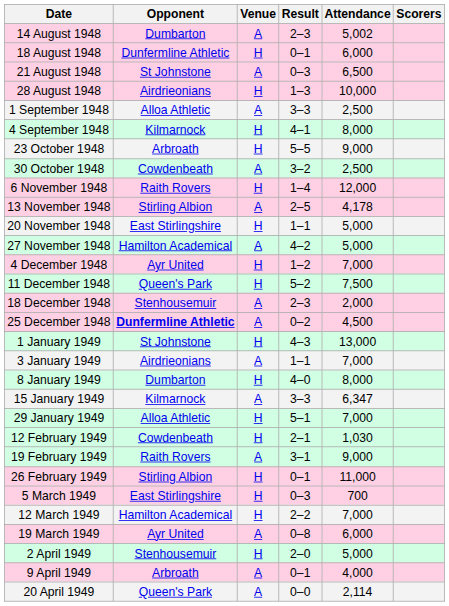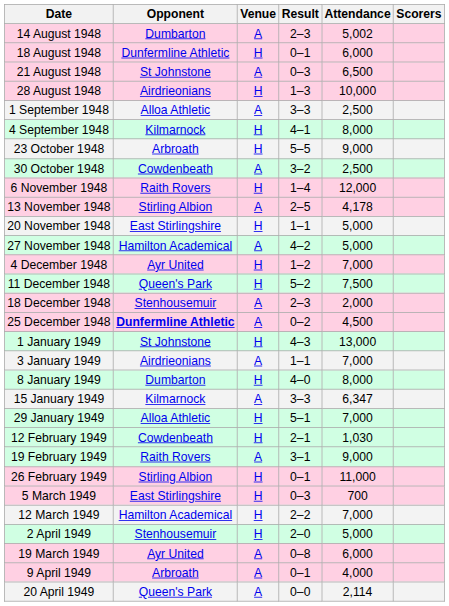rows swapped: (59, 534) <-> (59, 553)
